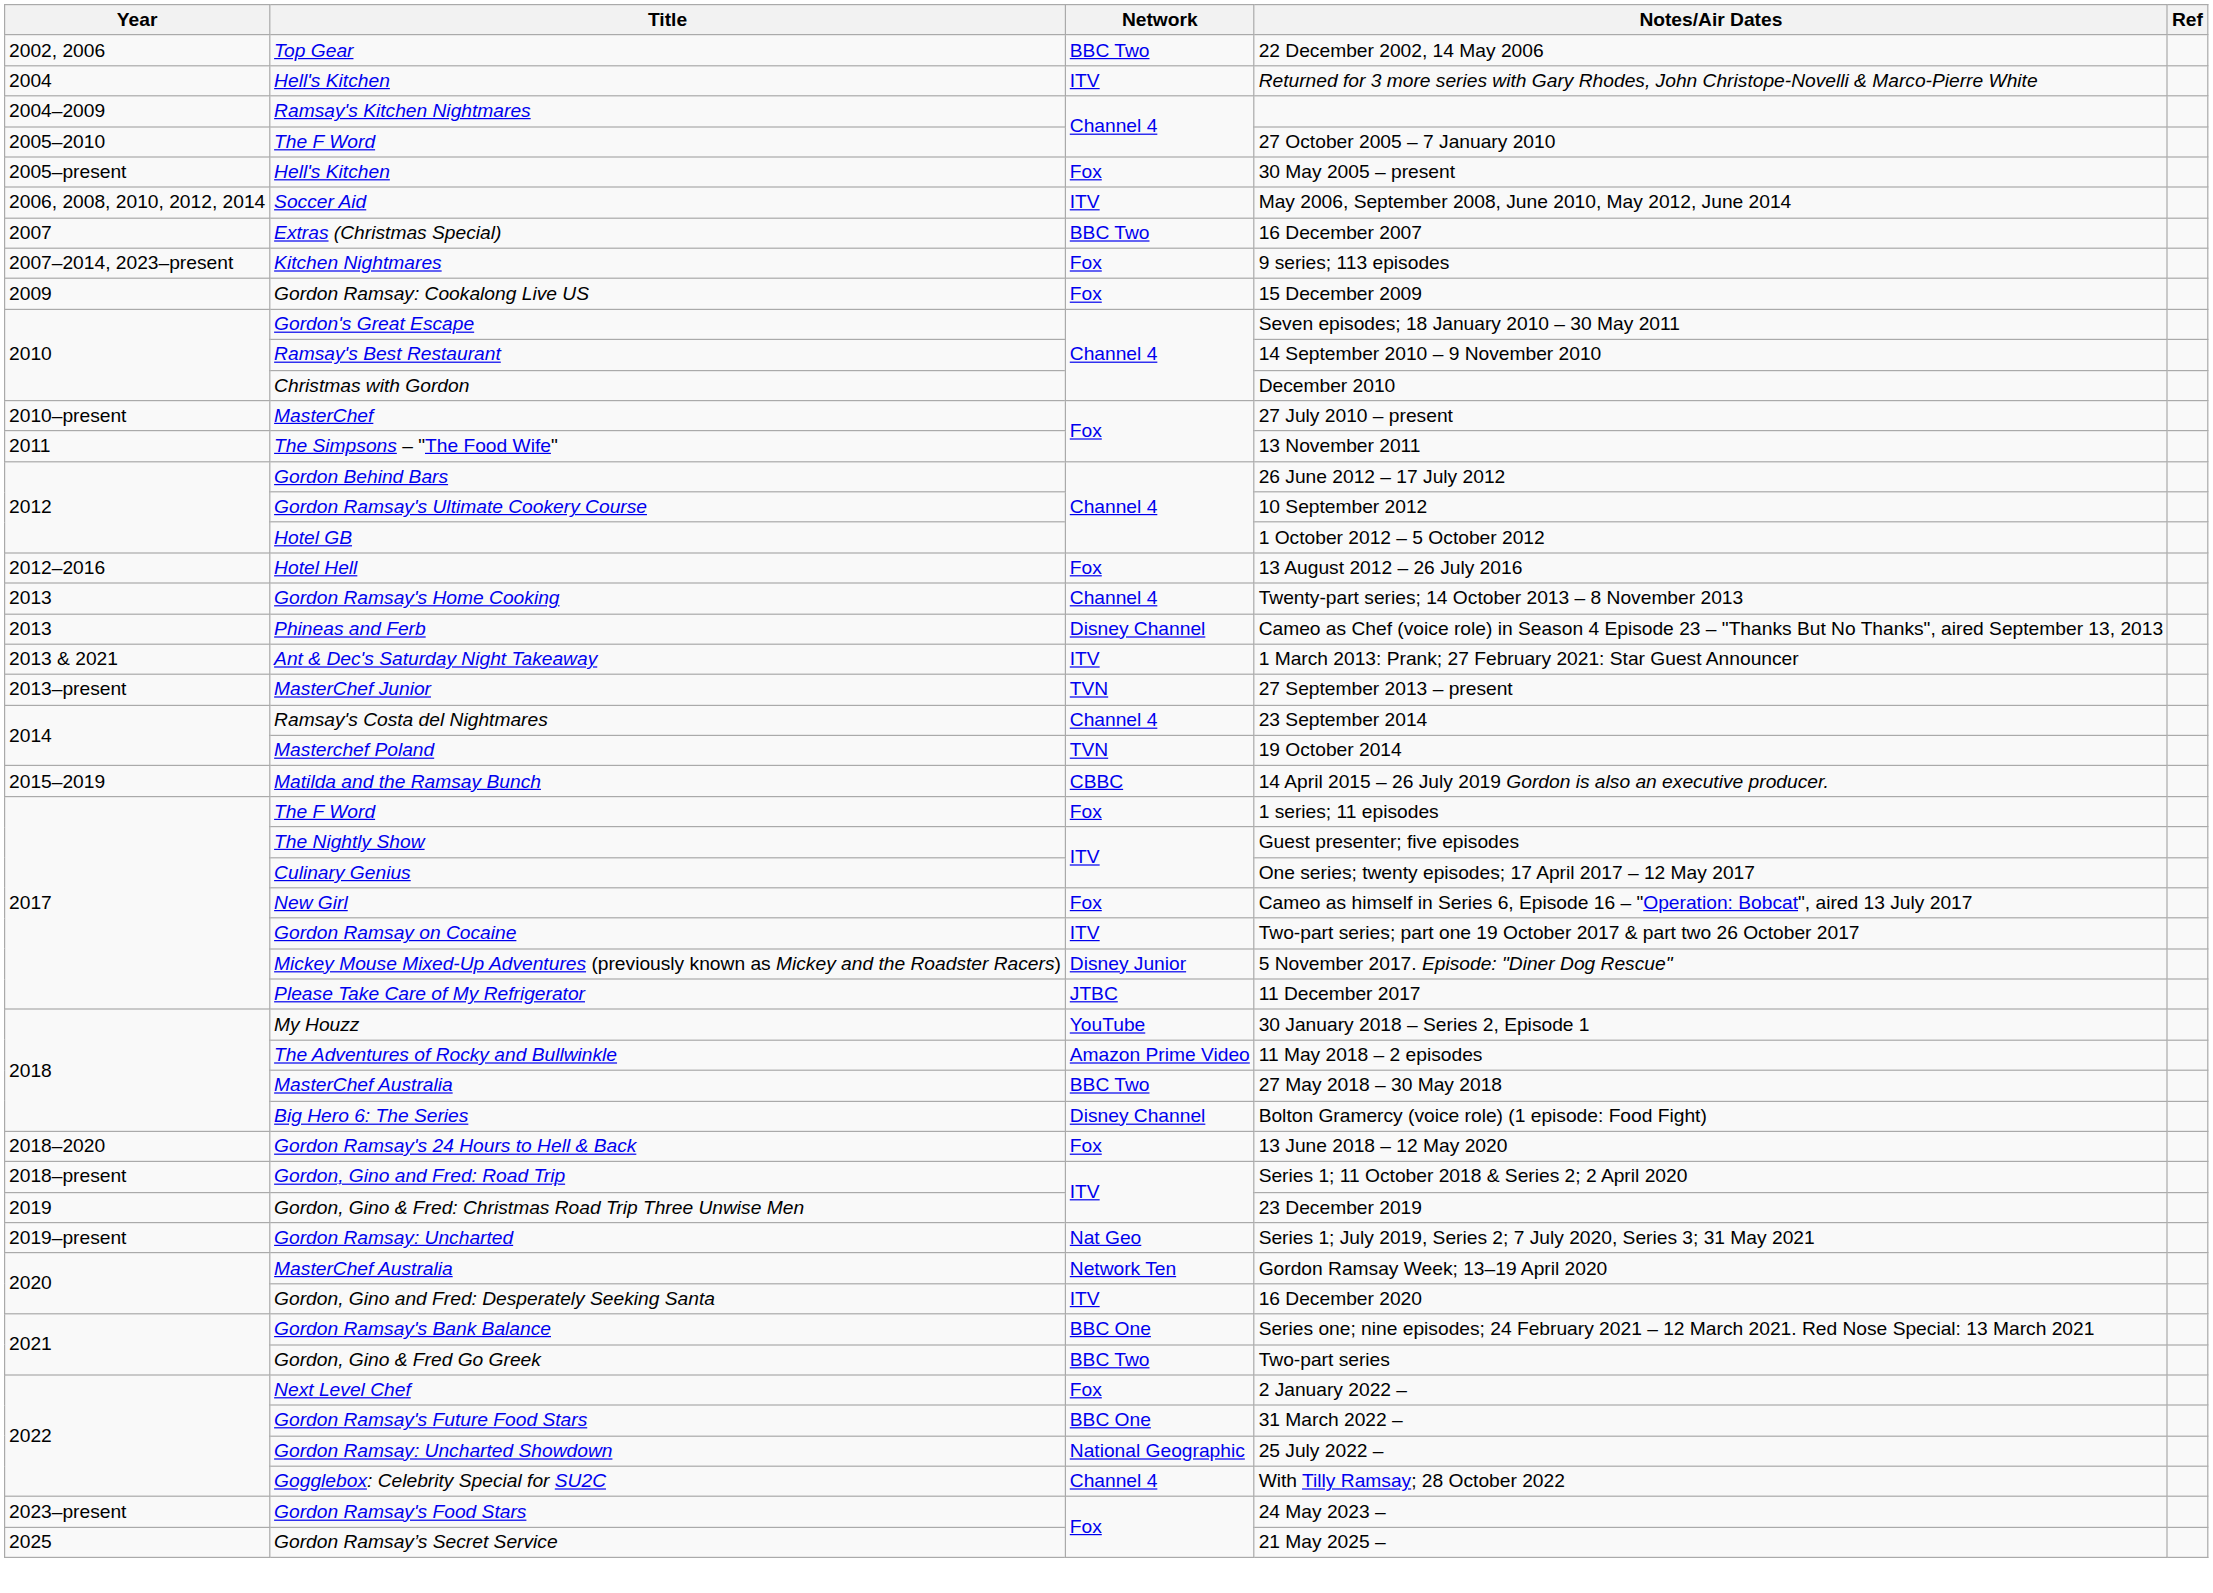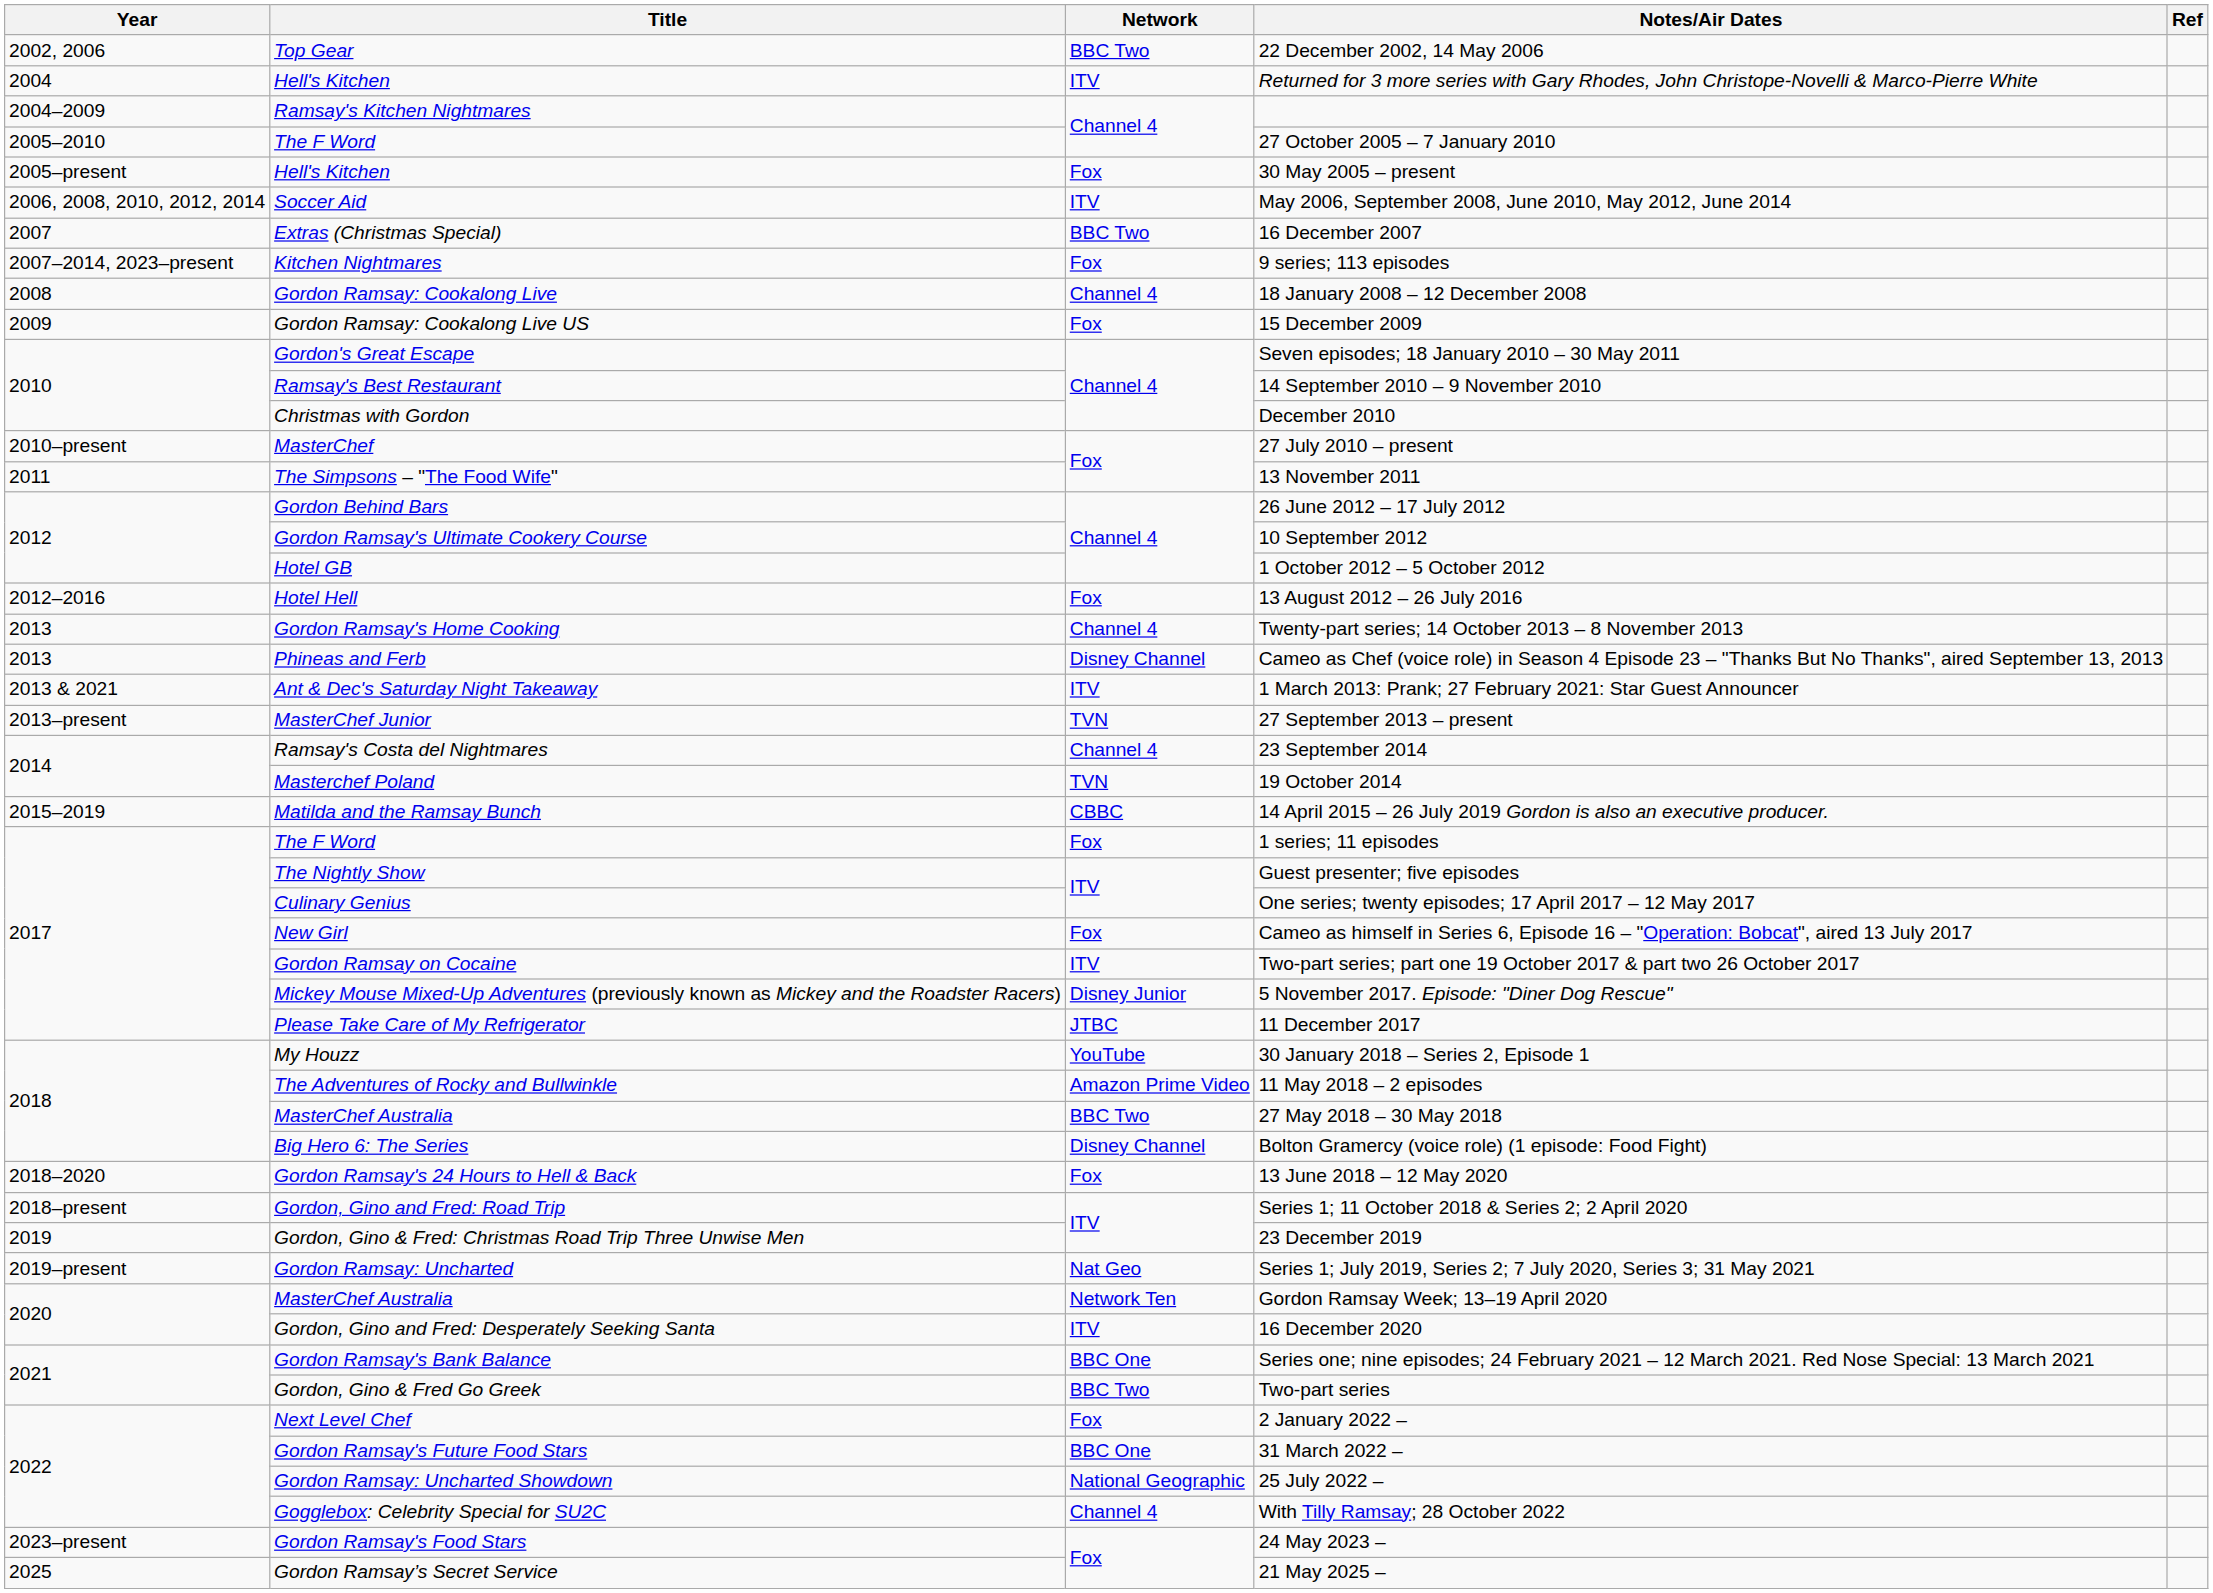+ row: (1422, 293)
